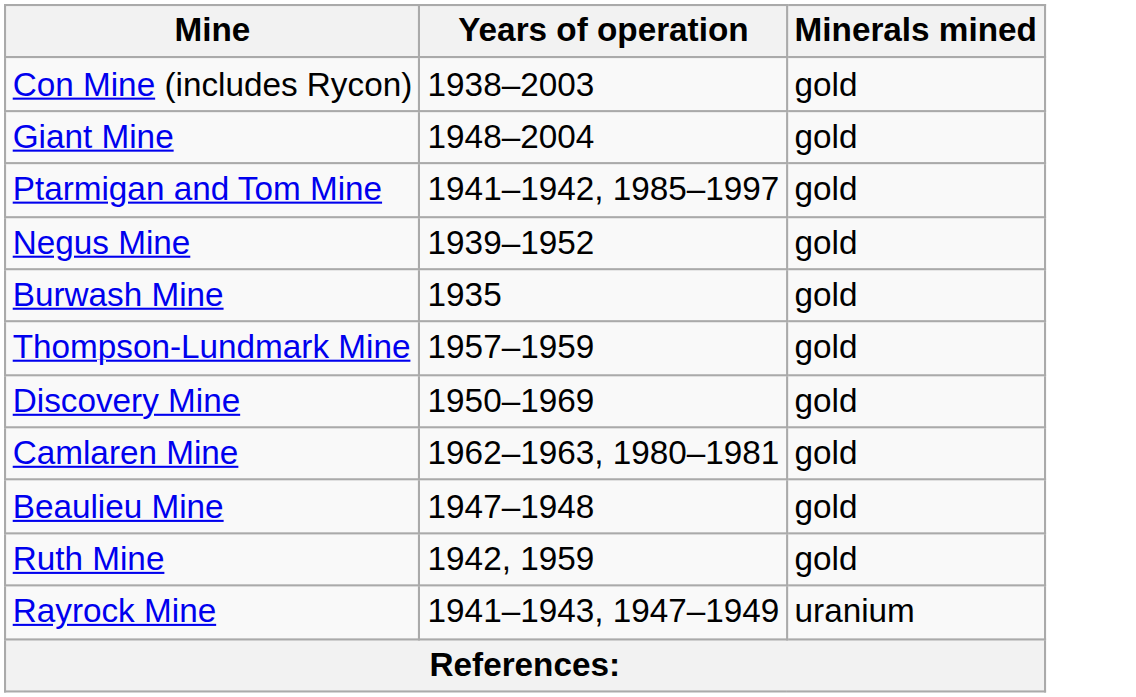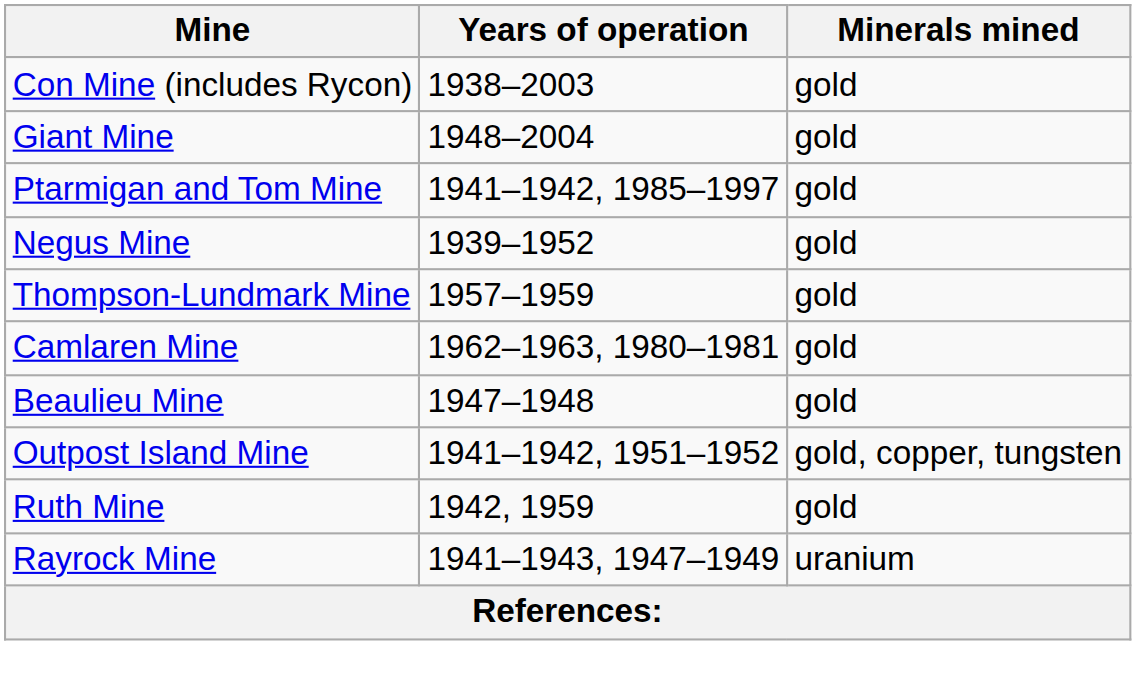- row: (118, 294)
- row: (126, 400)
+ row: (161, 453)
